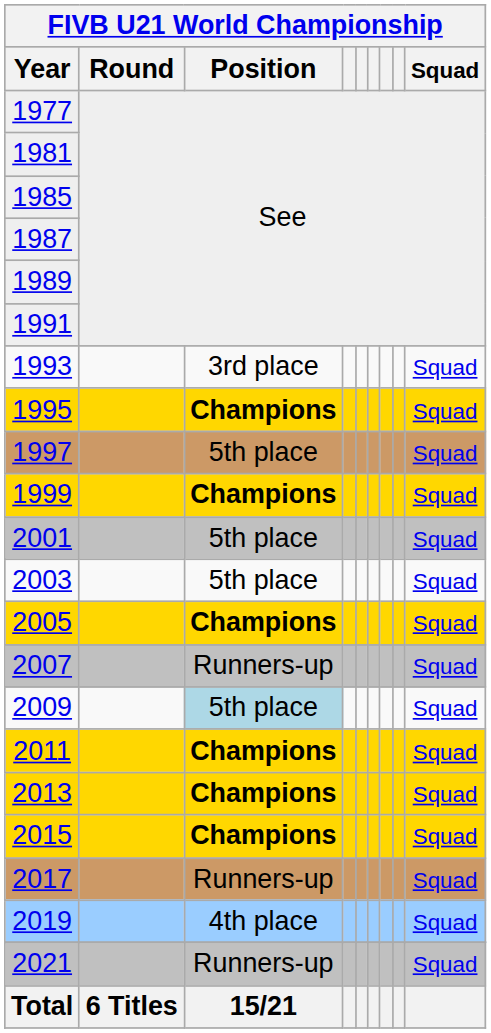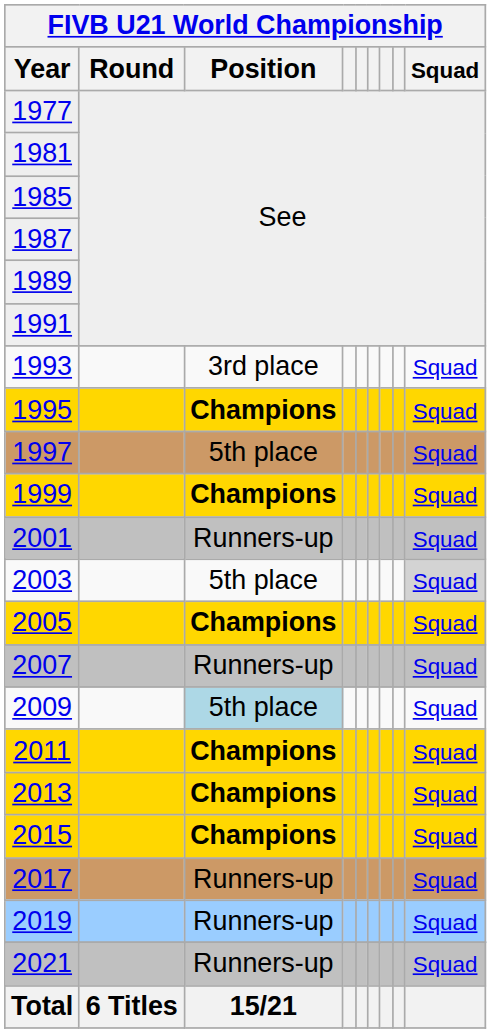(263, 537) 5th place -> (263, 537) Runners-up
(445, 581) no background -> (445, 581) lightgrey background
(263, 921) 4th place -> (263, 921) Runners-up
